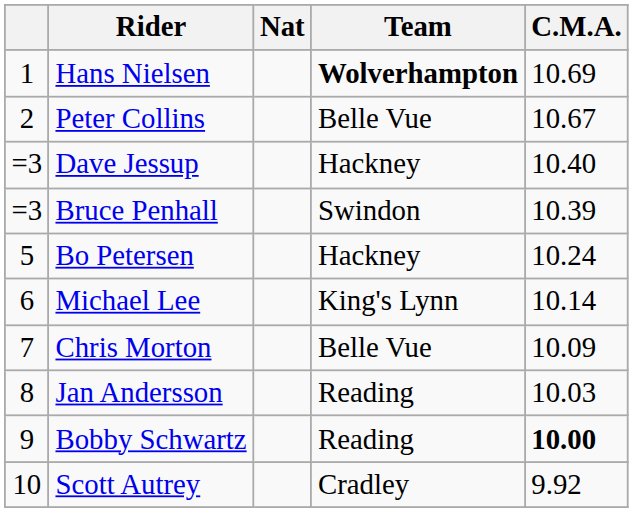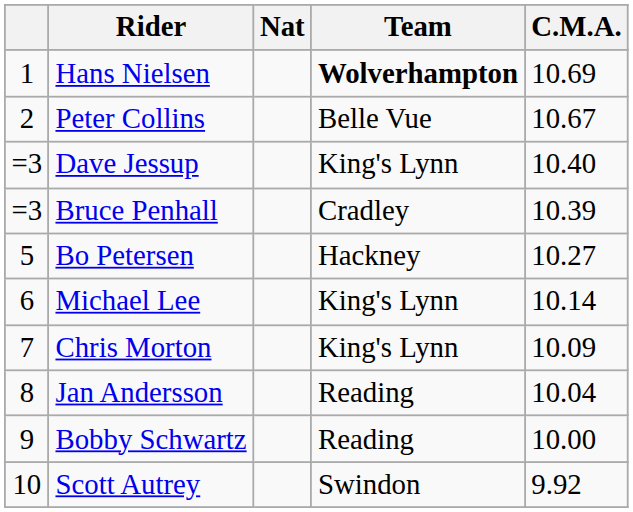(369, 164) Hackney -> (388, 164) King's Lynn
(369, 210) Swindon -> (364, 210) Cradley
(564, 255) 10.24 -> (564, 255) 10.27
(375, 347) Belle Vue -> (388, 347) King's Lynn
(564, 392) 10.03 -> (564, 392) 10.04
(564, 438) bold -> (564, 438) normal
(364, 484) Cradley -> (369, 484) Swindon
